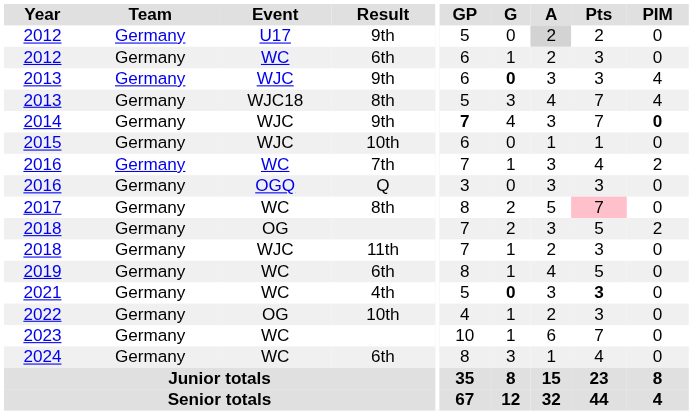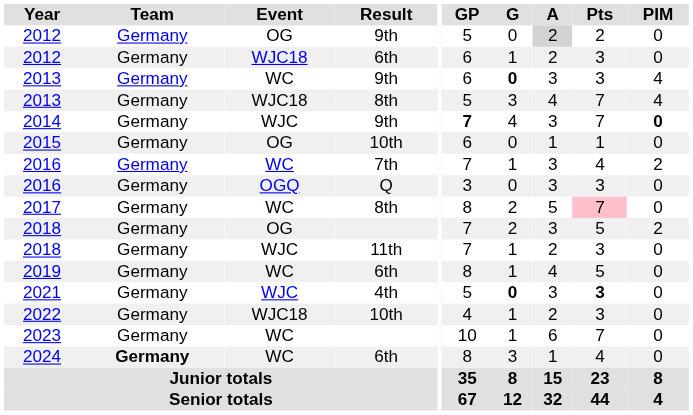(275, 36) U17 -> (280, 36) OG
(275, 57) WC -> (280, 57) WJC18
(275, 78) WJC -> (280, 78) WC
(275, 143) WJC -> (280, 143) OG
(275, 292) WC -> (280, 292) WJC
(275, 314) OG -> (280, 314) WJC18
(150, 357) normal -> (152, 357) bold
